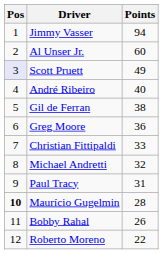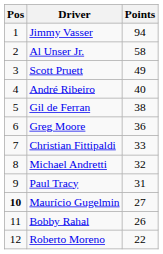(140, 51) 60 -> (140, 51) 58
(16, 70) lavender background -> (16, 70) no background
(140, 202) 28 -> (140, 202) 27
